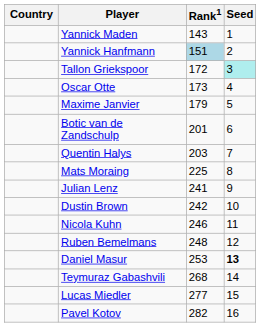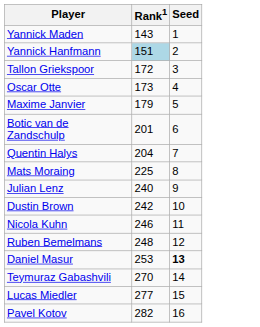- column: (31, 14)
(230, 69) paleturquoise background -> (175, 69) no background
(198, 153) 203 -> (144, 153) 204
(198, 188) 241 -> (144, 188) 240
(198, 277) 268 -> (144, 277) 270
